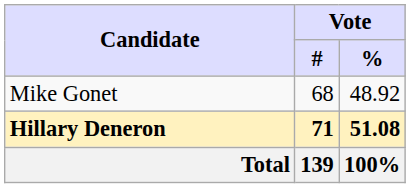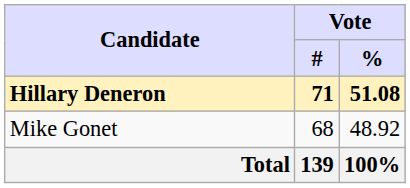rows swapped: (88, 128) <-> (64, 93)
